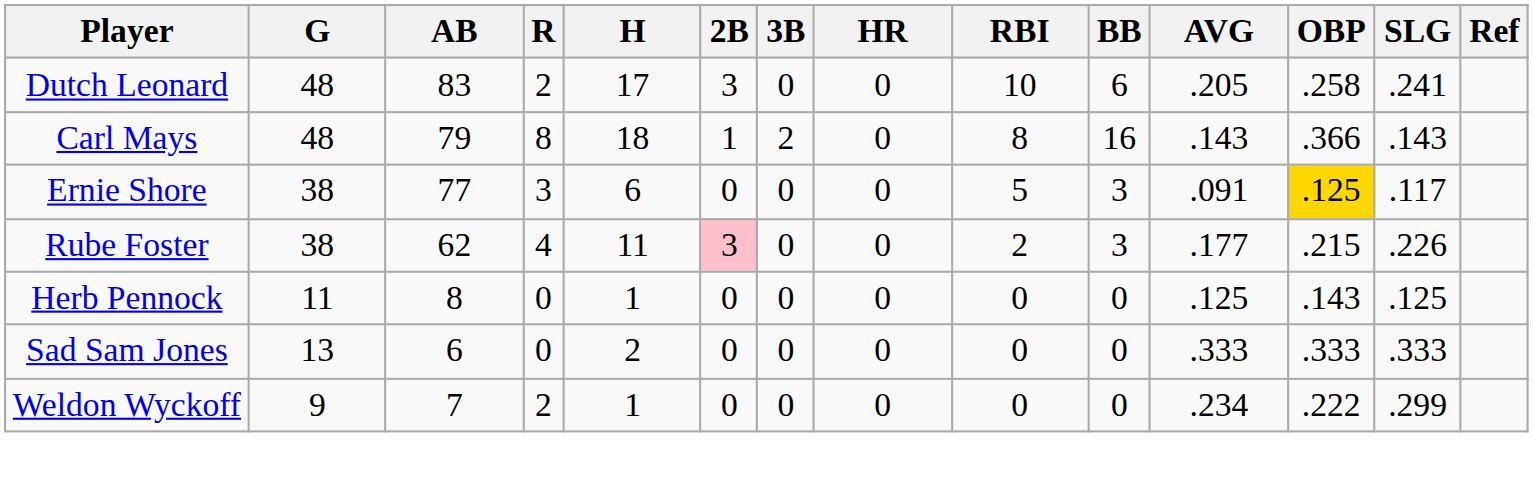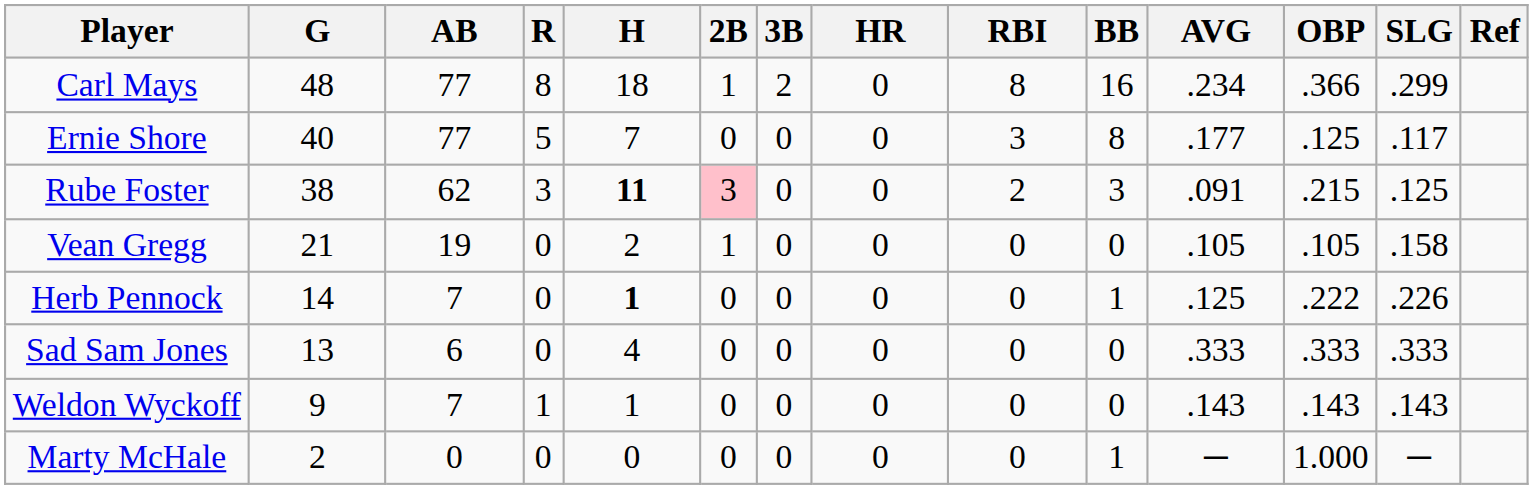- row: (127, 84)
(454, 137) 79 -> (454, 84) 77
(1219, 137) .143 -> (1216, 84) .234
(1418, 137) .143 -> (1419, 84) .299
(317, 191) 38 -> (317, 137) 40
(543, 191) 3 -> (543, 137) 5
(633, 191) 6 -> (632, 137) 7
(1020, 191) 5 -> (1017, 137) 3
(1119, 191) 3 -> (1117, 137) 8
(1219, 191) .091 -> (1216, 137) .177
(1331, 191) gold background -> (1331, 137) no background
(543, 244) 4 -> (543, 191) 3
(633, 244) normal -> (632, 191) bold
(1219, 244) .177 -> (1216, 191) .091
(1418, 244) .226 -> (1419, 191) .125
+ row: (127, 244)
(317, 297) 11 -> (317, 297) 14
(454, 297) 8 -> (454, 297) 7
(633, 297) normal -> (632, 297) bold
(1119, 297) 0 -> (1117, 297) 1
(1331, 297) .143 -> (1331, 297) .222
(1418, 297) .125 -> (1419, 297) .226
(633, 350) 2 -> (632, 350) 4
(543, 404) 2 -> (543, 404) 1
(1219, 404) .234 -> (1216, 404) .143
(1331, 404) .222 -> (1331, 404) .143
(1418, 404) .299 -> (1419, 404) .143
+ row: (127, 457)
